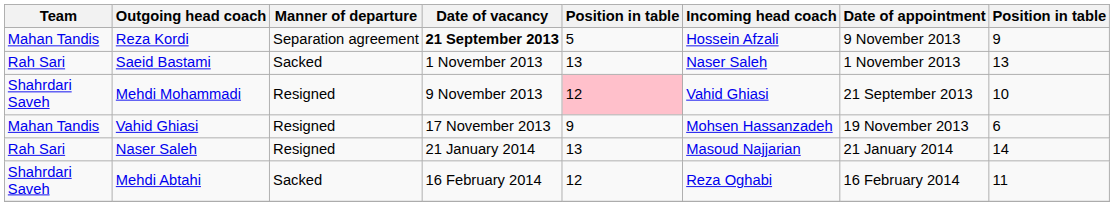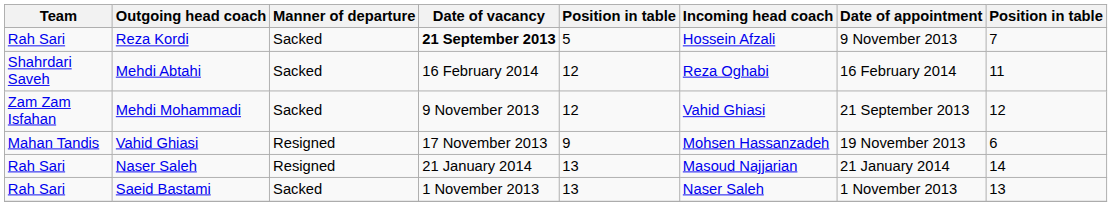(54, 39) Mahan Tandis -> (36, 39) Rah Sari
(346, 39) Separation agreement -> (298, 39) Sacked
(997, 39) 9 -> (993, 39) 7
rows swapped: (163, 62) <-> (158, 181)
(40, 94) Shahrdari Saveh -> (39, 111) Zam Zam Isfahan
(304, 94) Resigned -> (298, 111) Sacked
(574, 94) pink background -> (571, 111) no background
(1001, 94) 10 -> (997, 111) 12
